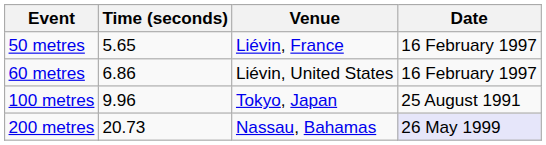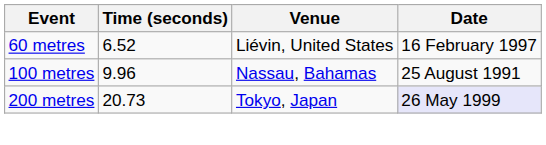- row: (47, 46)
(119, 73) 6.86 -> (119, 46) 6.52
(287, 100) Tokyo, Japan -> (306, 73) Nassau, Bahamas
(306, 127) Nassau, Bahamas -> (287, 100) Tokyo, Japan
